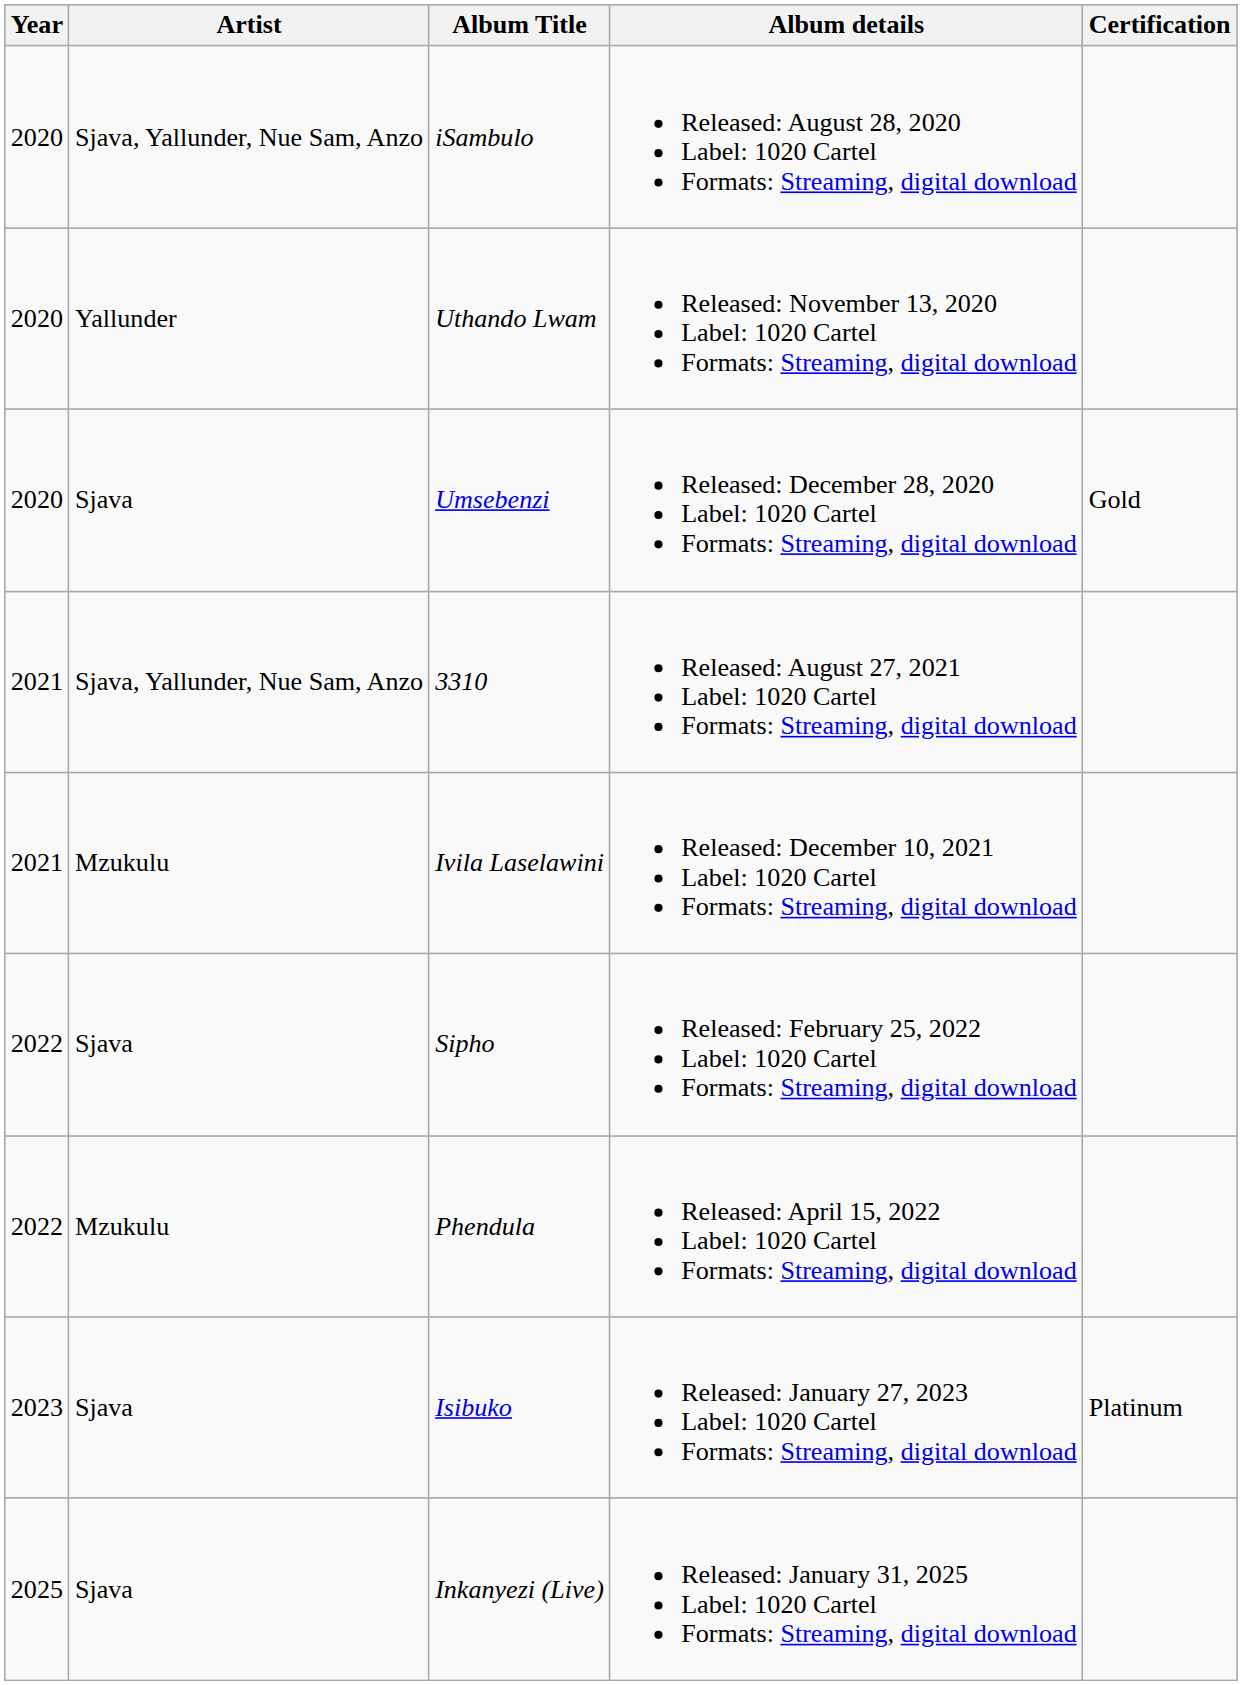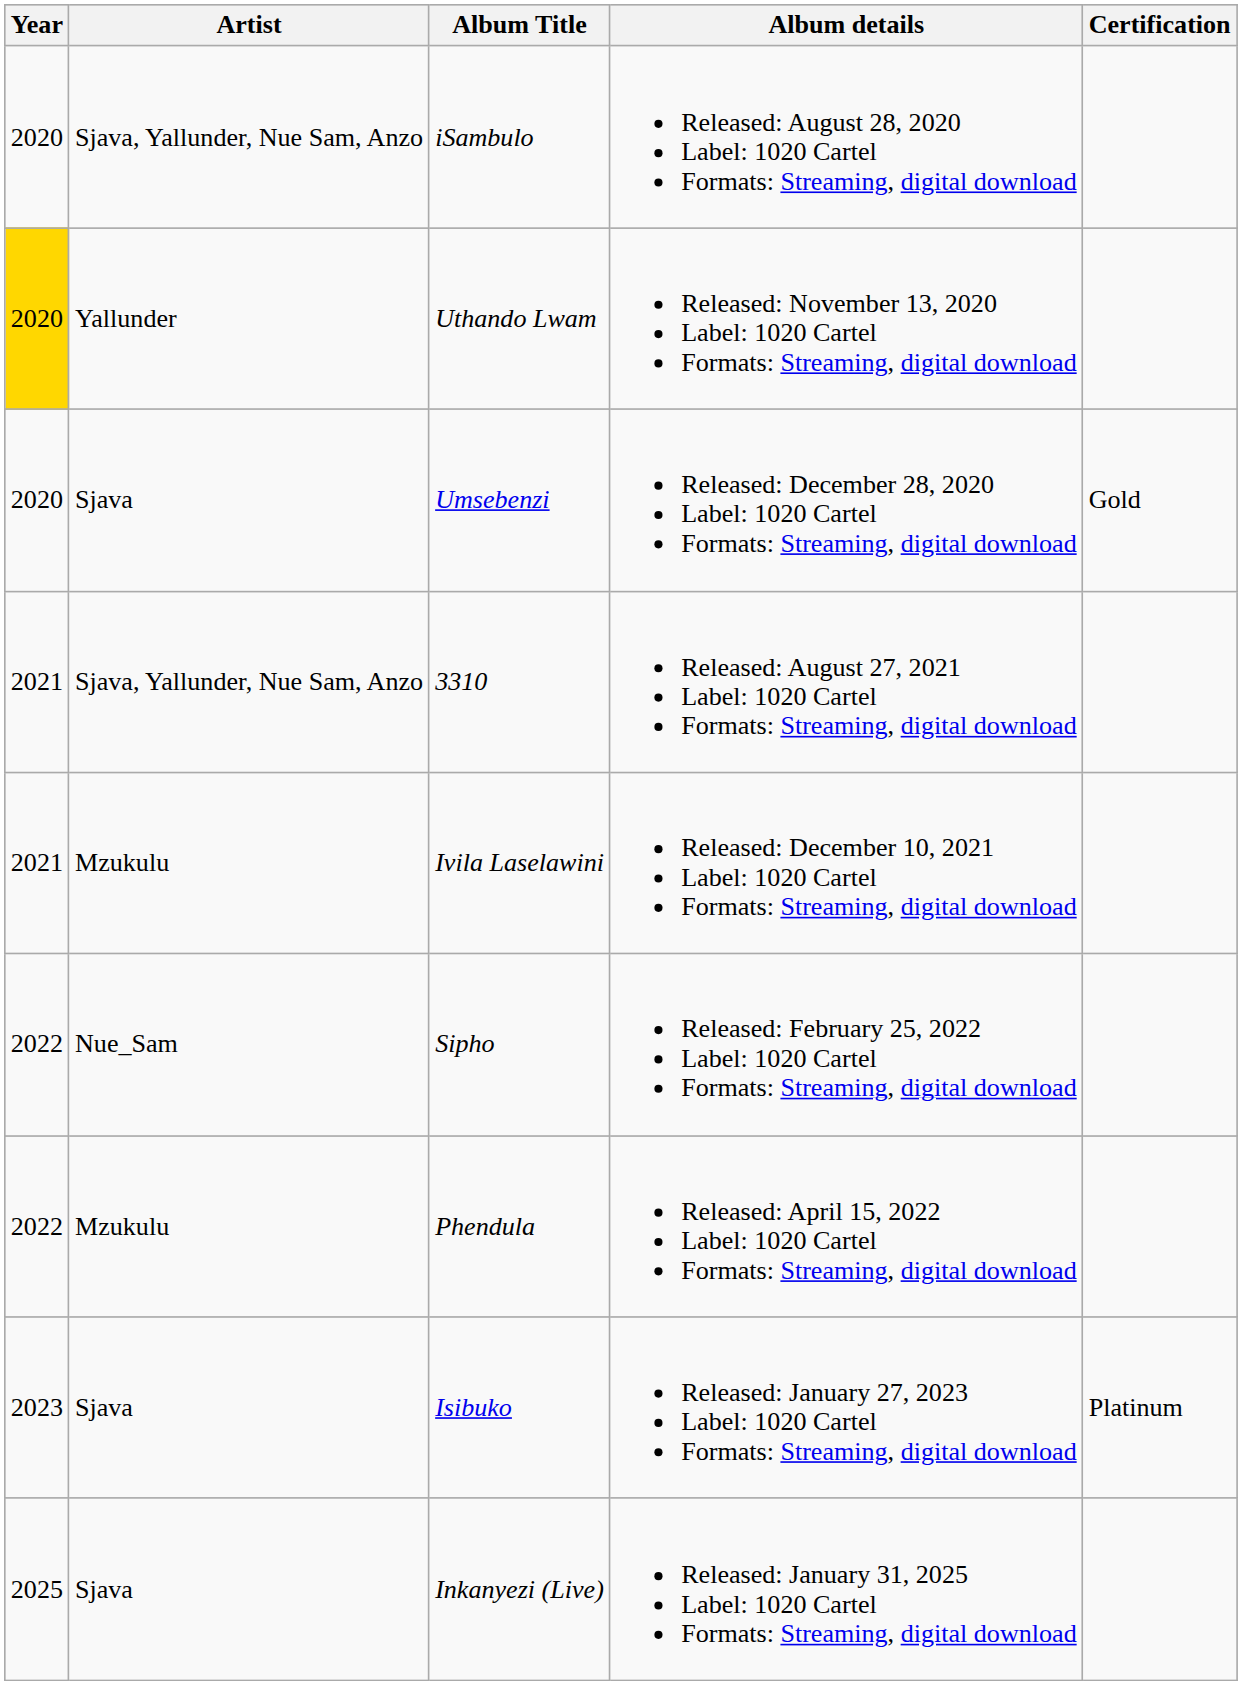(37, 318) no background -> (37, 318) gold background
(104, 1044) Sjava -> (126, 1044) Nue_Sam
